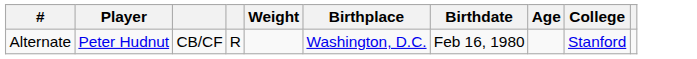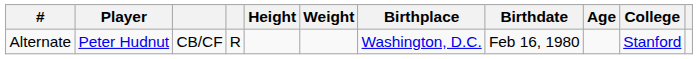+ column: (272, 17)
